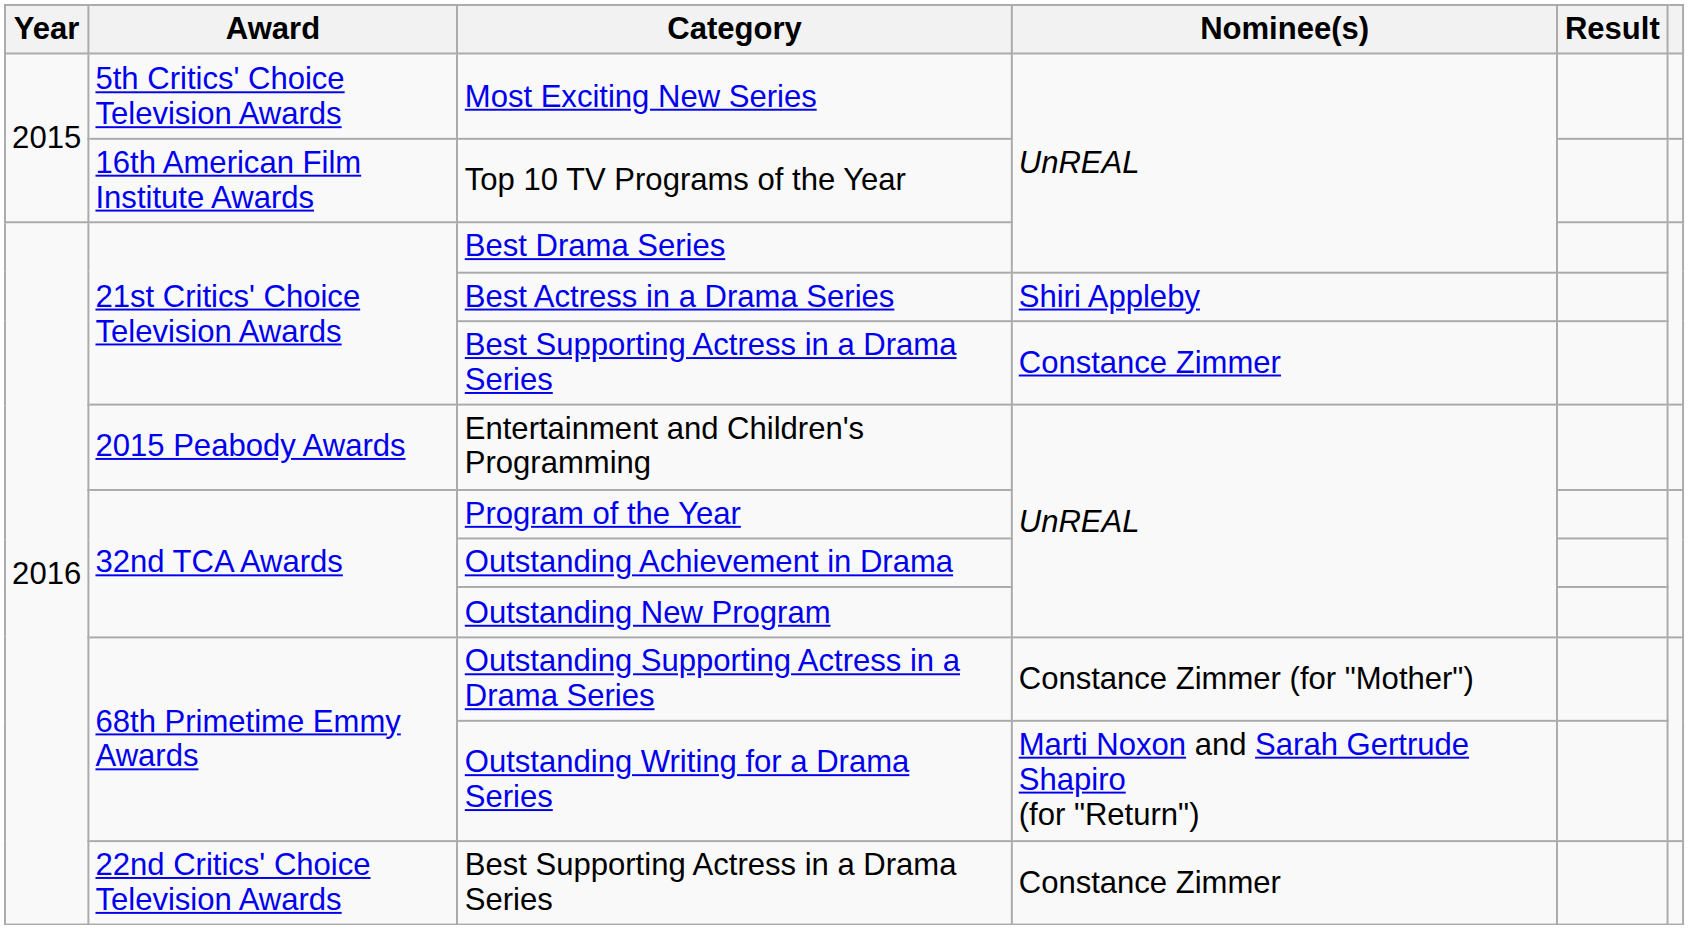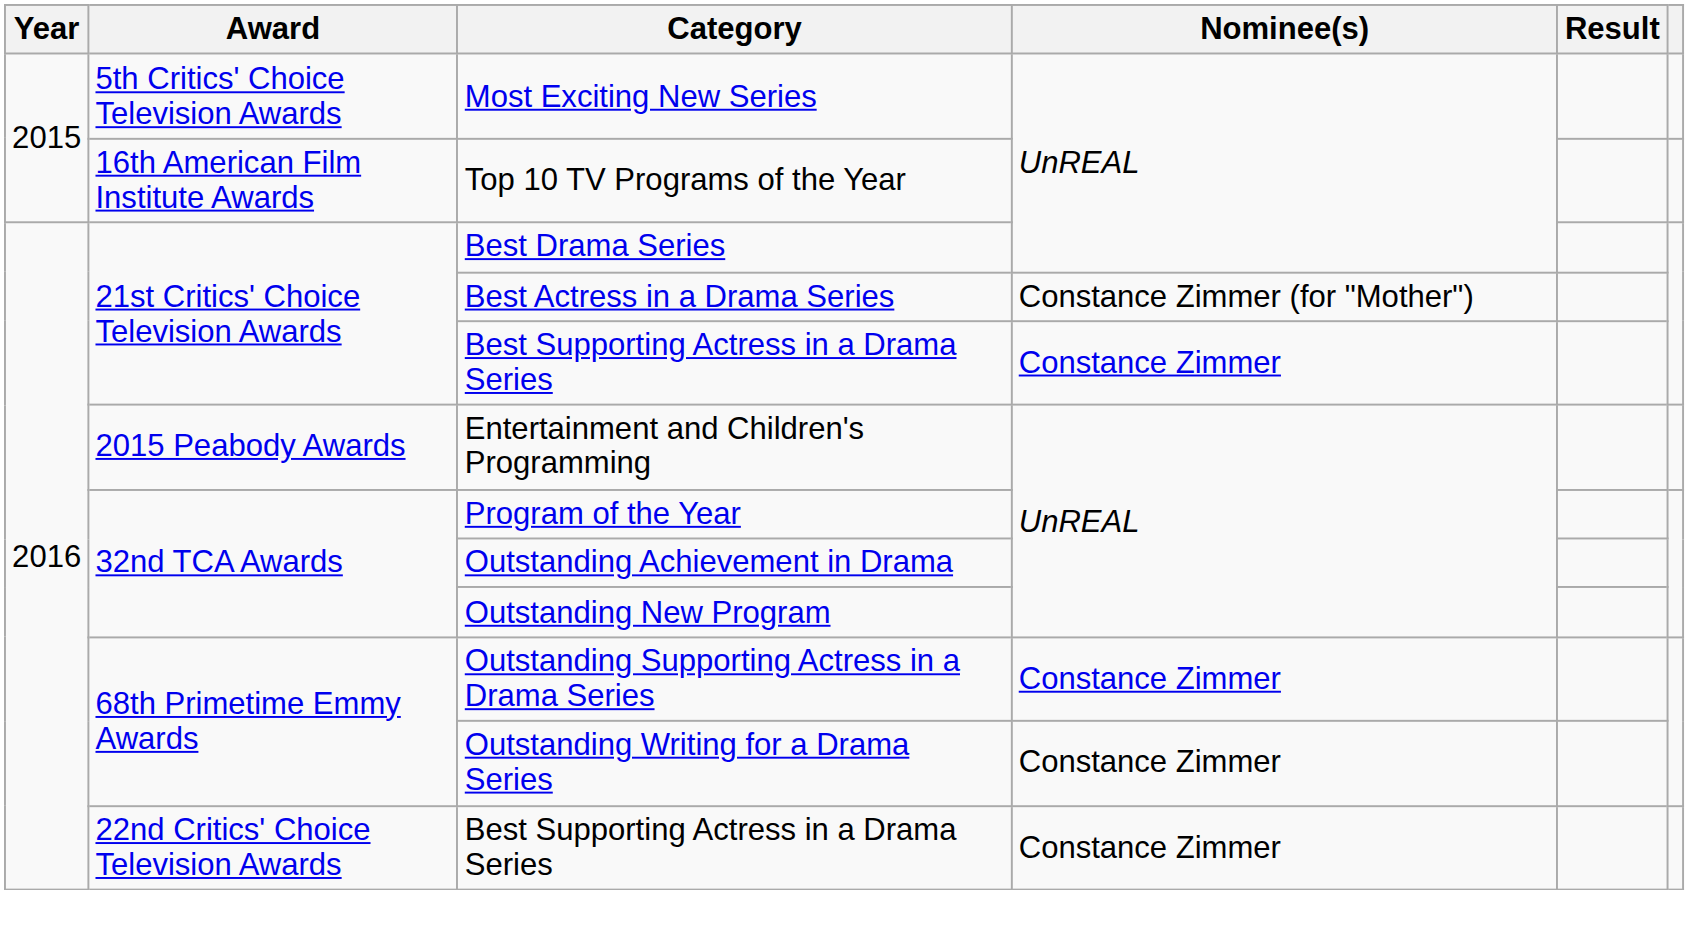(1109, 295) Shiri Appleby -> (1246, 295) Constance Zimmer (for "Mother")
(1246, 678) Constance Zimmer (for "Mother") -> (1150, 678) Constance Zimmer
(1244, 780) Marti Noxon and Sarah Gertrude Shapiro (for "Return") -> (1150, 762) Constance Zimmer
